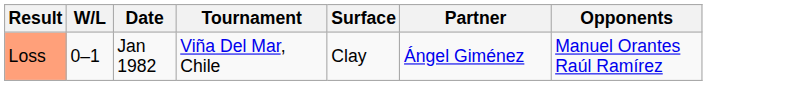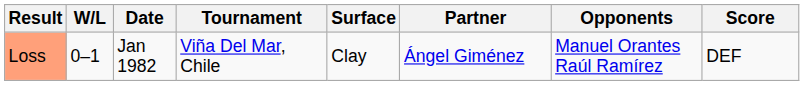+ column: (750, 18)
